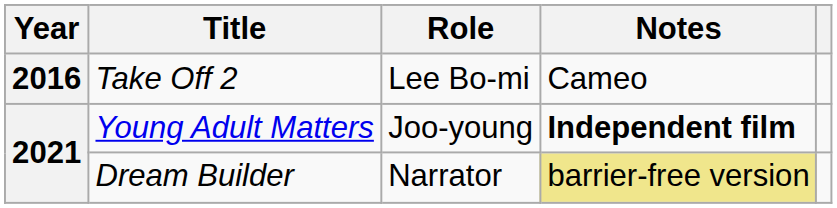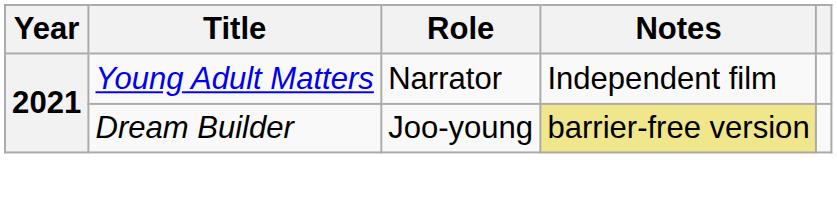- row: (167, 78)
(461, 127) Joo-young -> (445, 78) Narrator
(672, 127) bold -> (662, 78) normal
(445, 176) Narrator -> (461, 127) Joo-young
